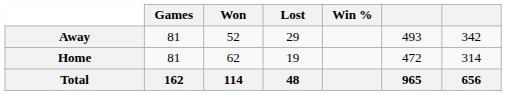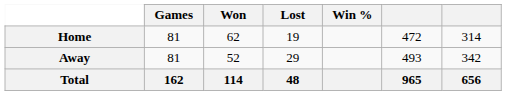rows swapped: (75, 58) <-> (75, 37)
